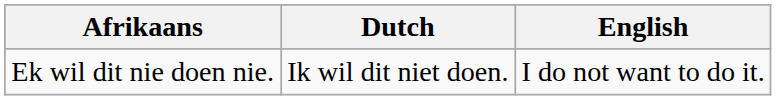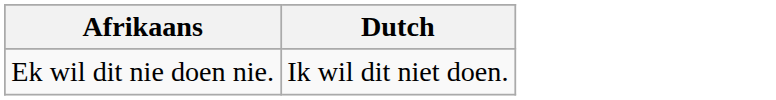- column: (643, 26)
